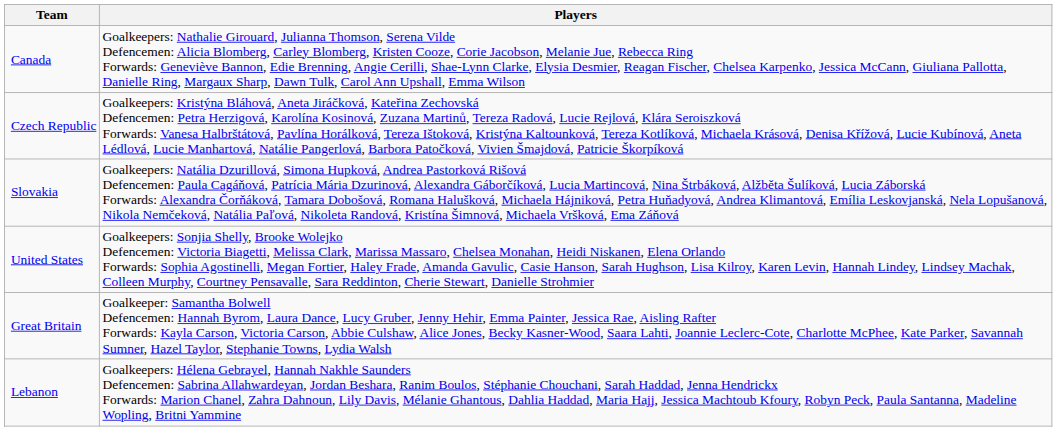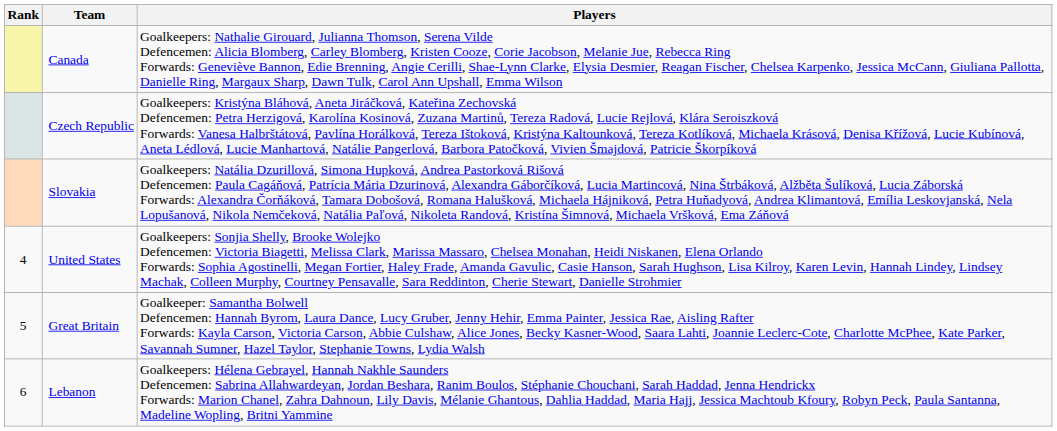+ column: (23, 15)
